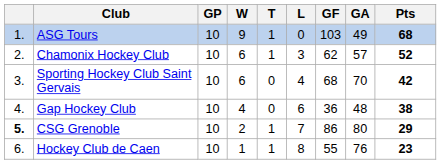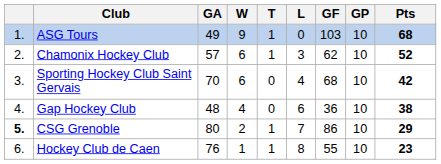columns swapped: (213, 14) <-> (360, 14)
